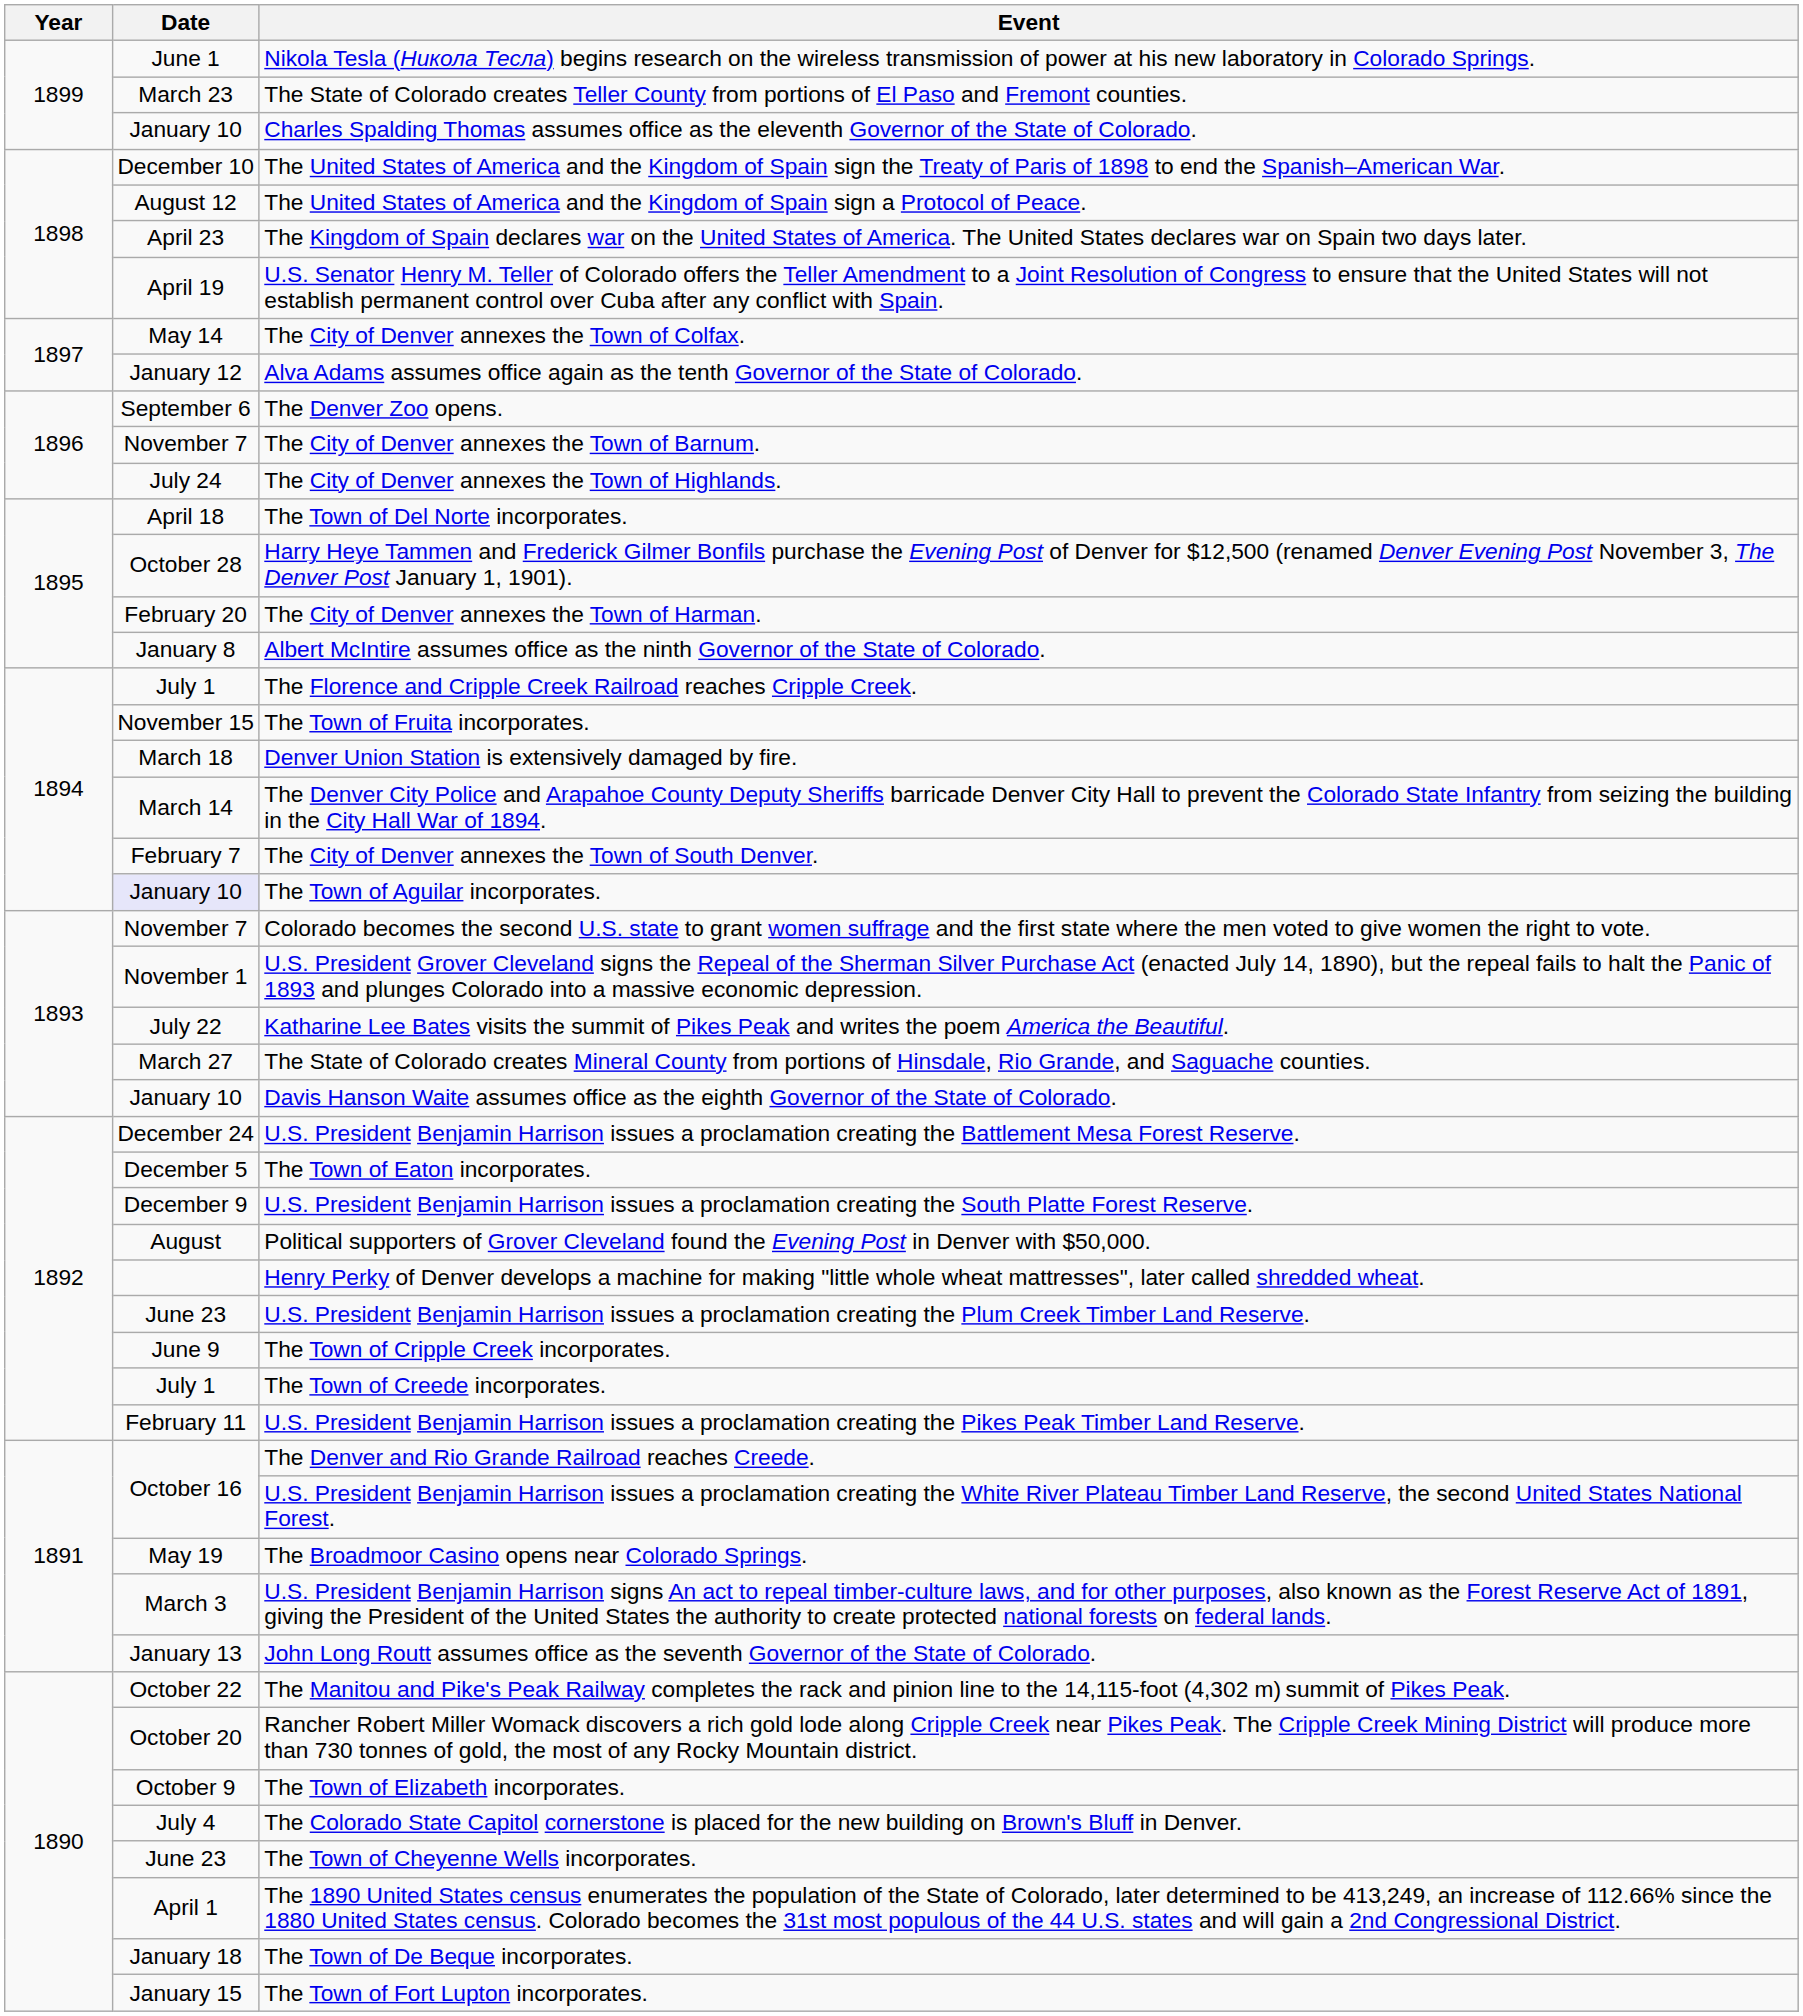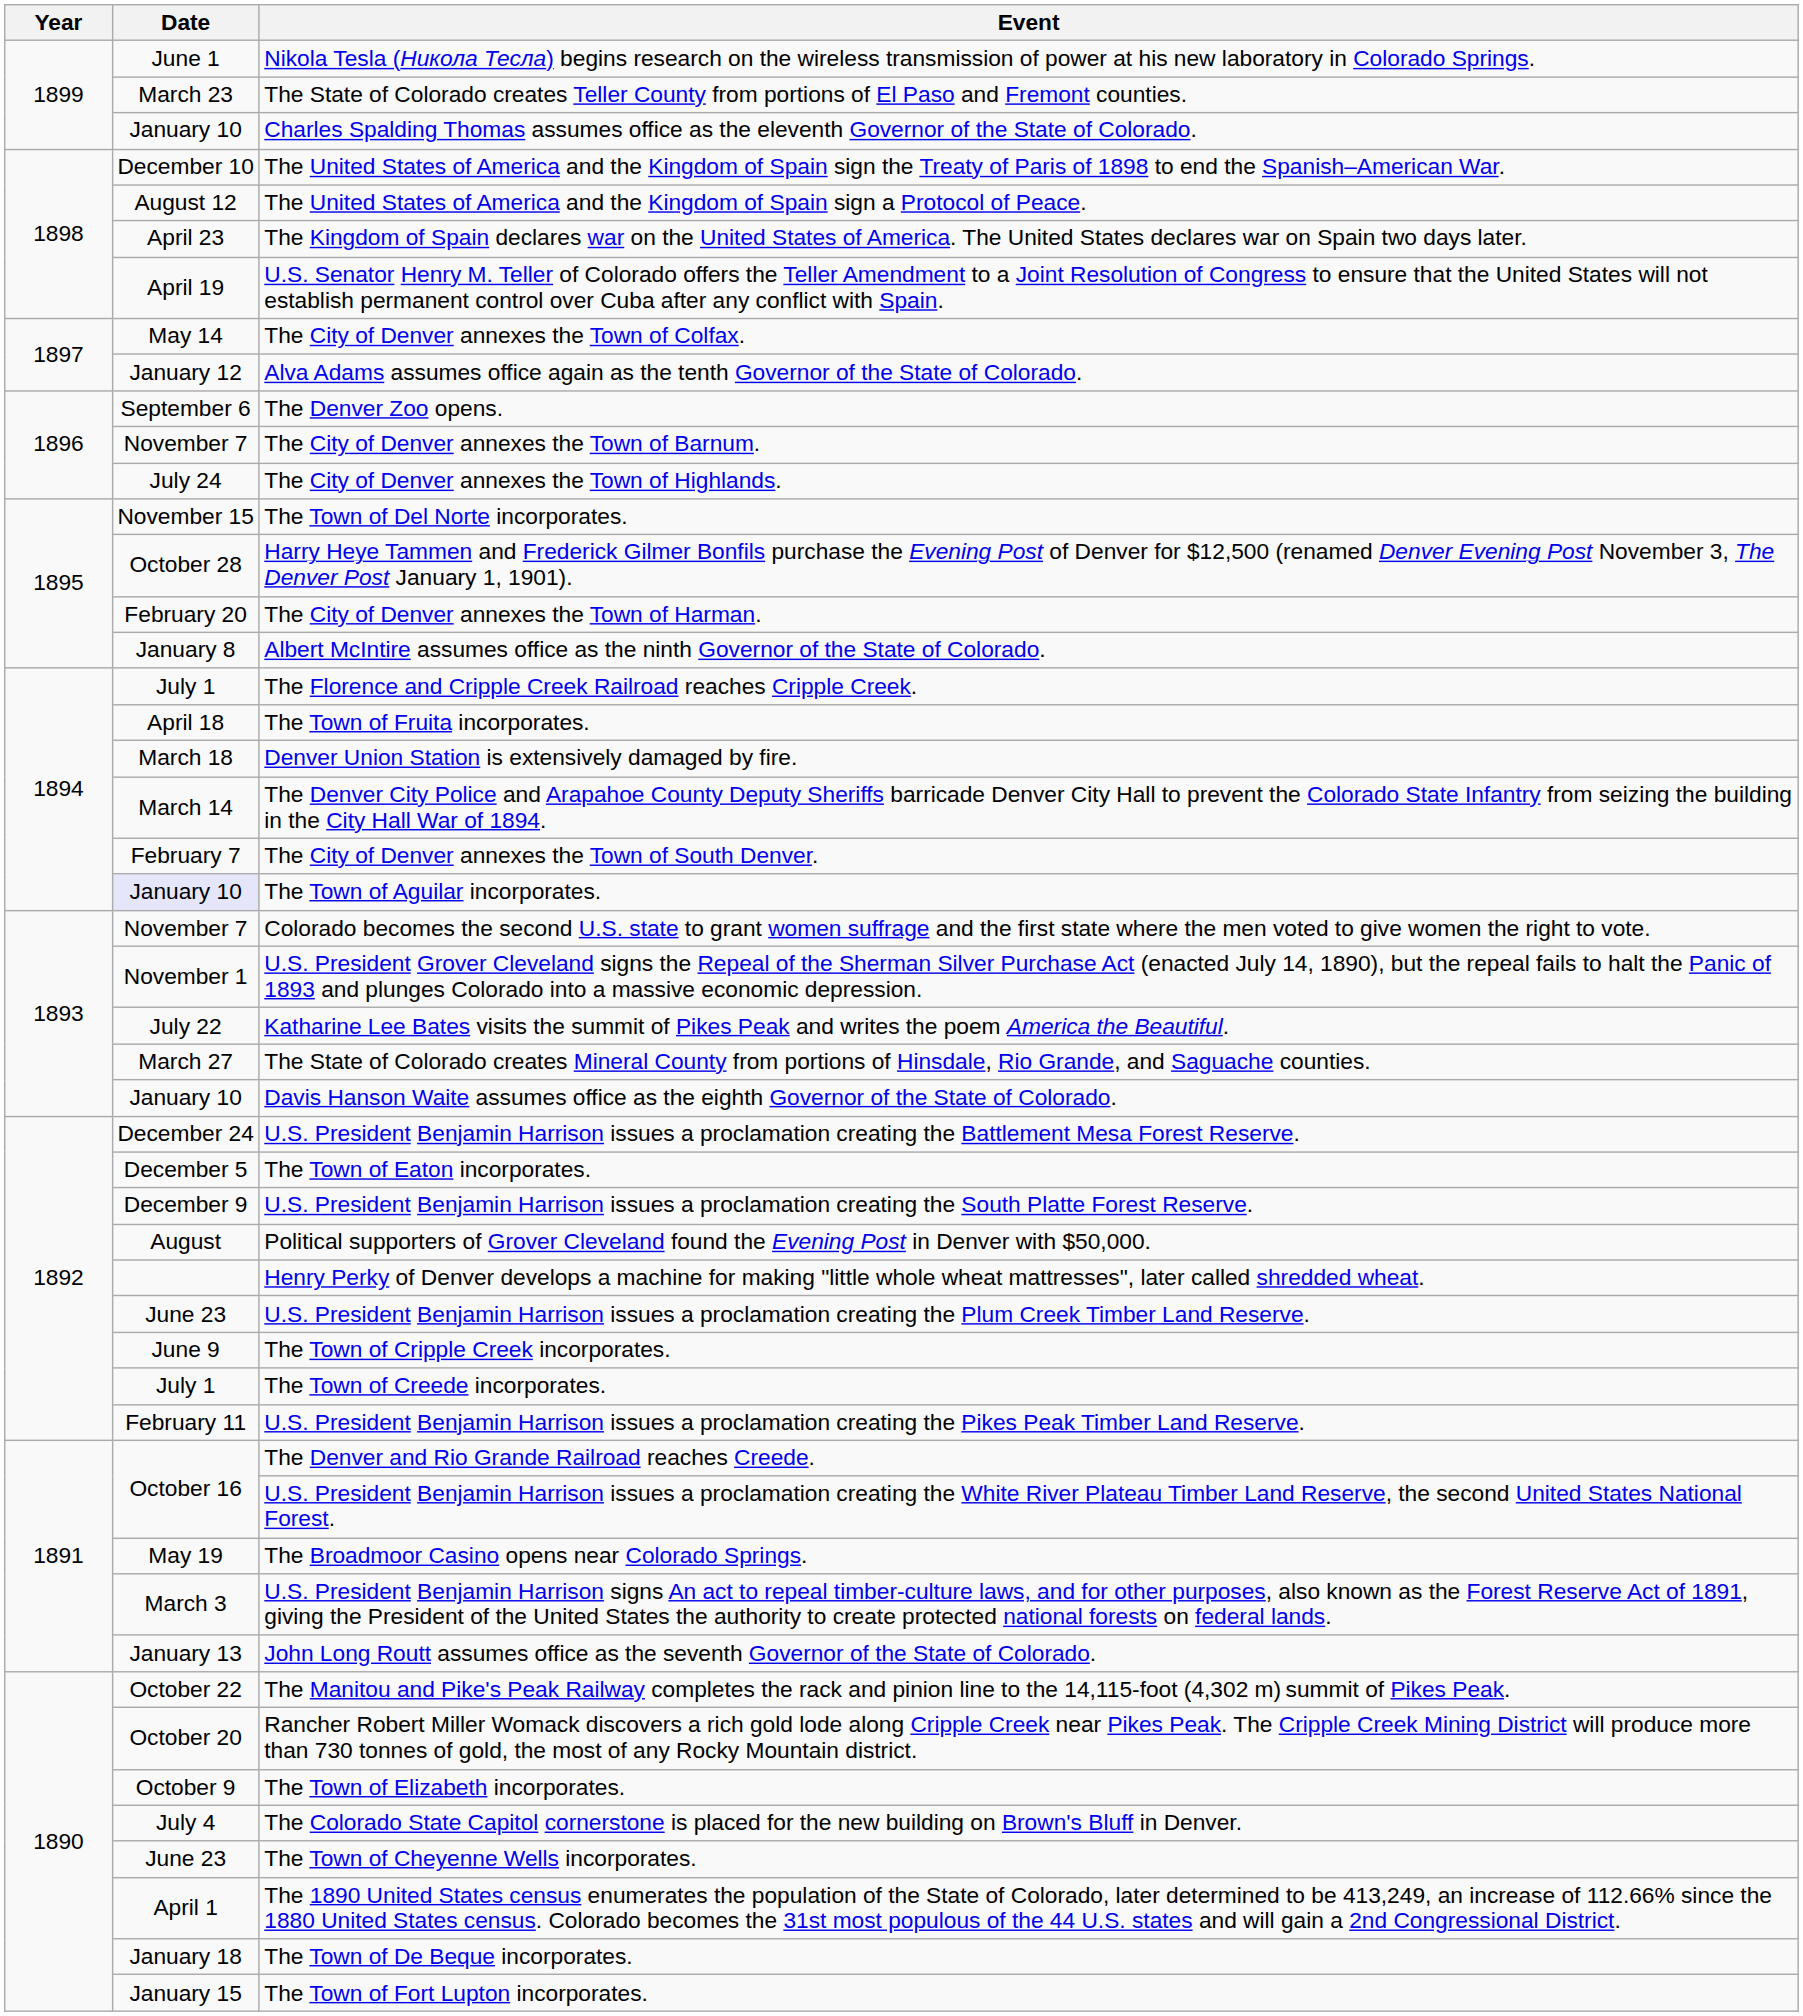(186, 516) April 18 -> (186, 516) November 15
(186, 722) November 15 -> (186, 722) April 18
